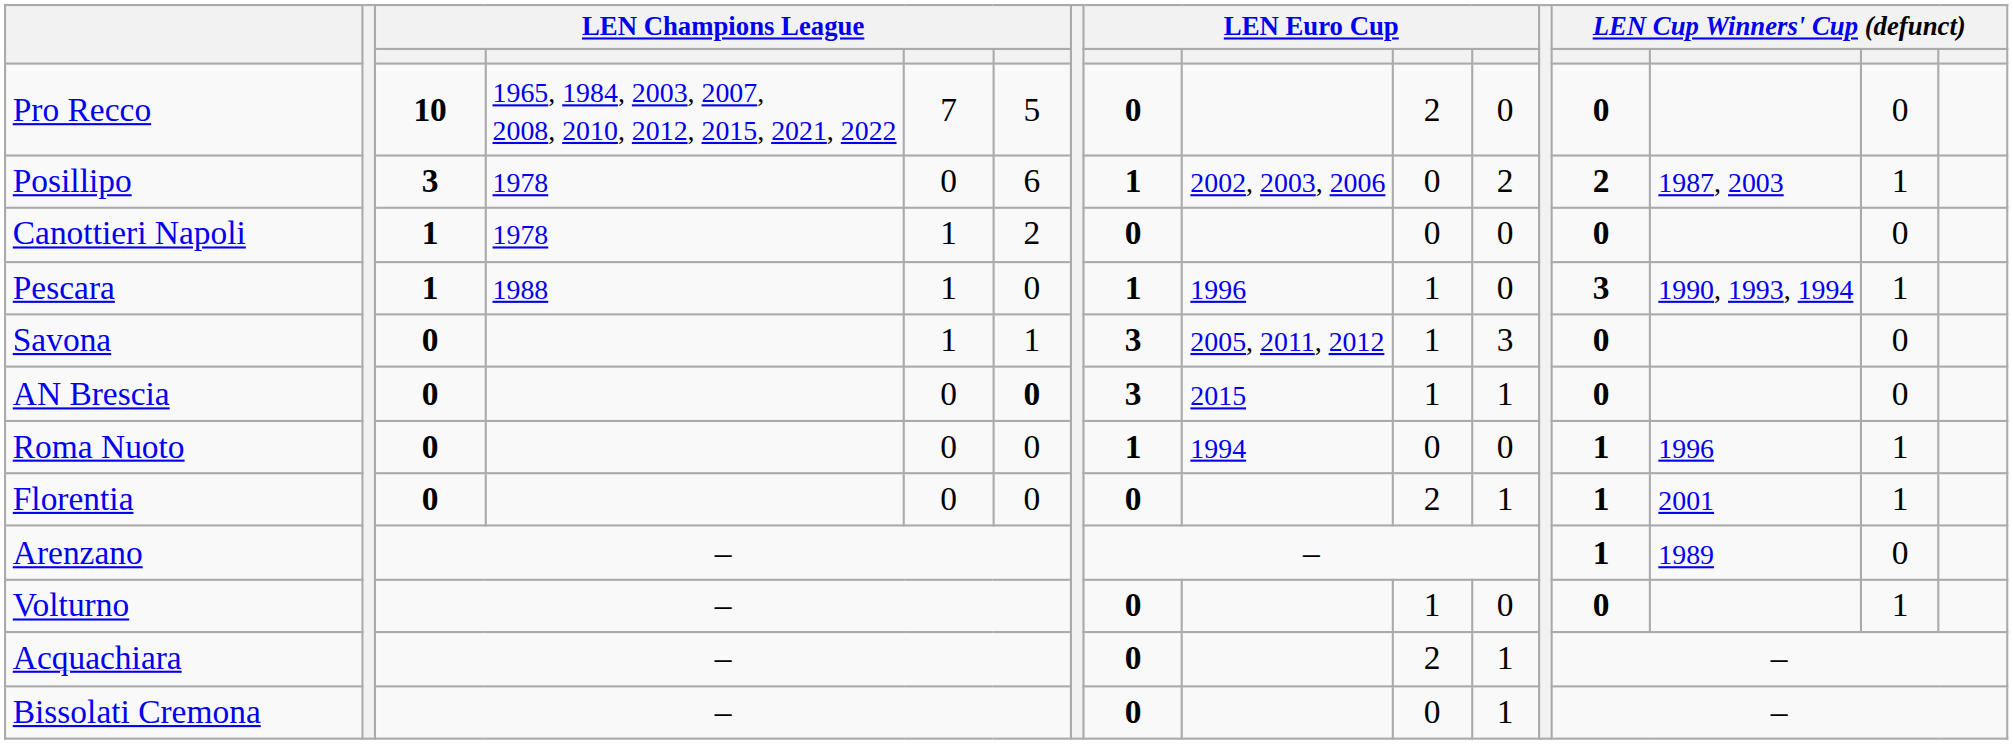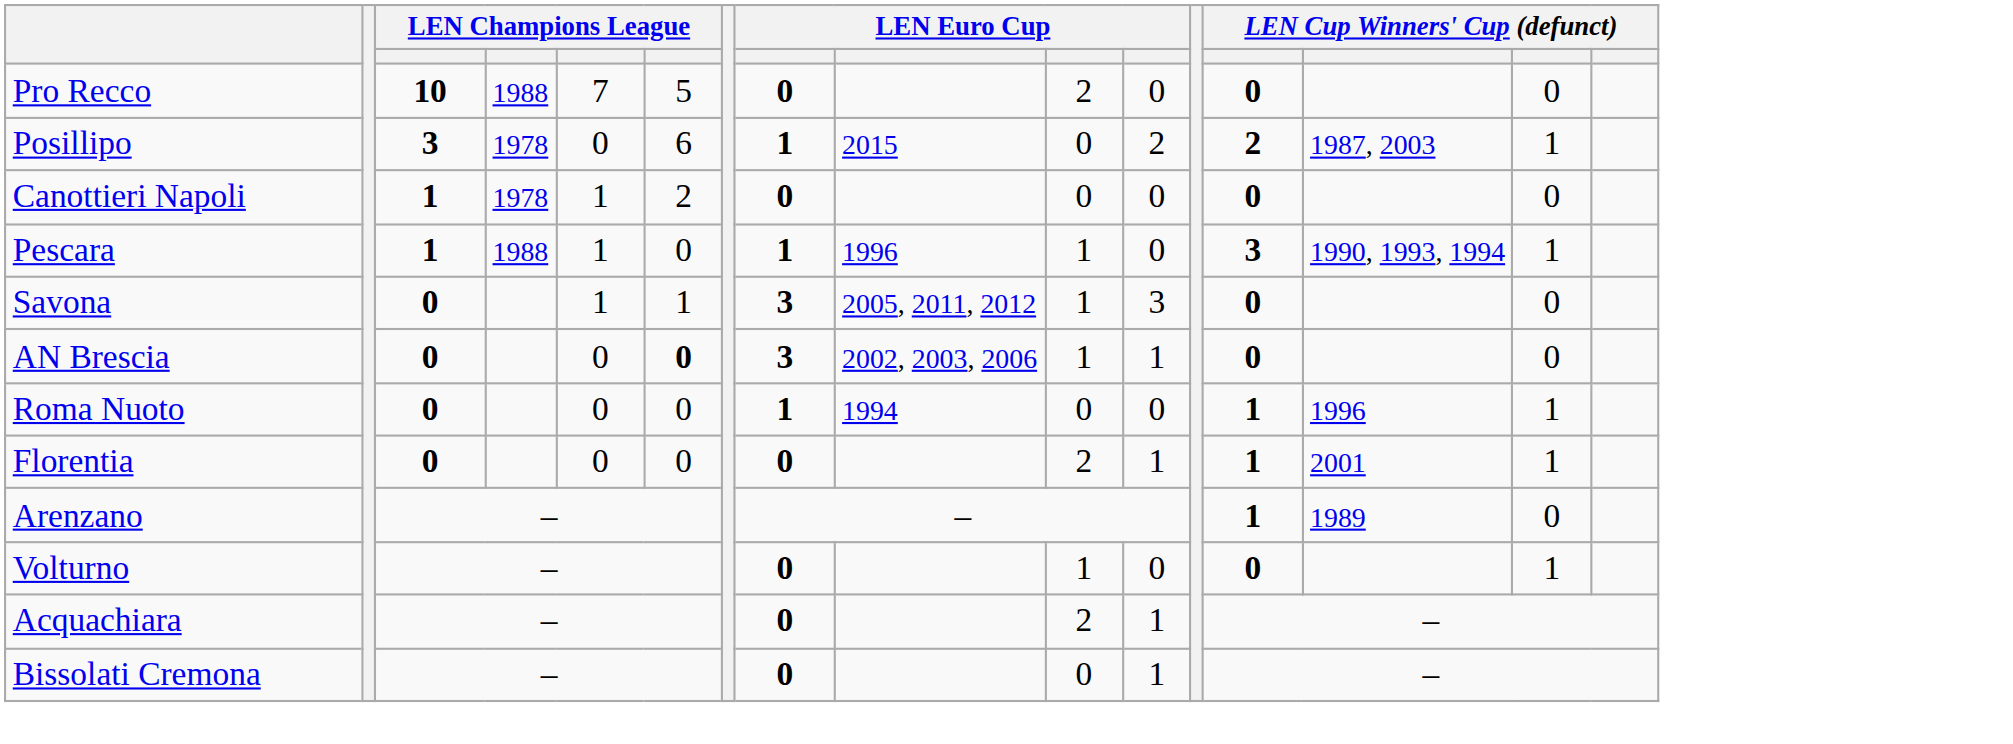(695, 111) 1965, 1984, 2003, 2007, 2008, 2010, 2012, 2015, 2021, 2022 -> (520, 92) 1988
(1288, 183) 2002, 2003, 2006 -> (870, 145) 2015
(1218, 395) 2015 -> (940, 357) 2002, 2003, 2006
